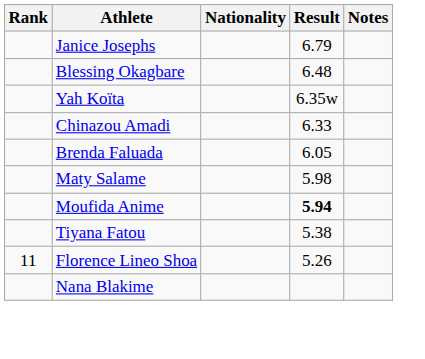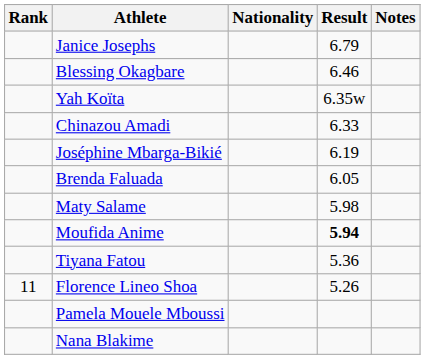(317, 71) 6.48 -> (344, 71) 6.46
+ row: (139, 152)
(317, 233) 5.38 -> (344, 260) 5.36
+ row: (140, 313)
